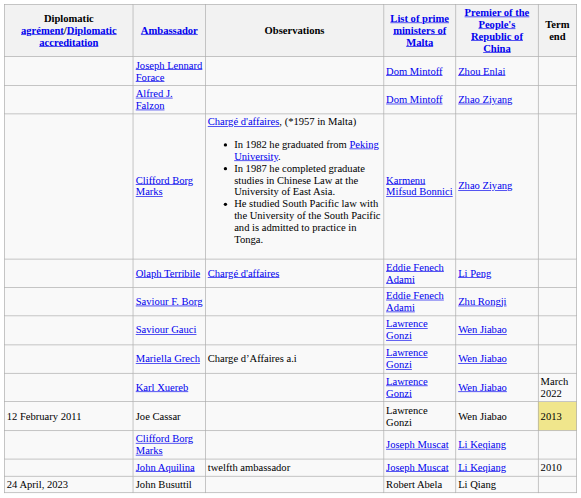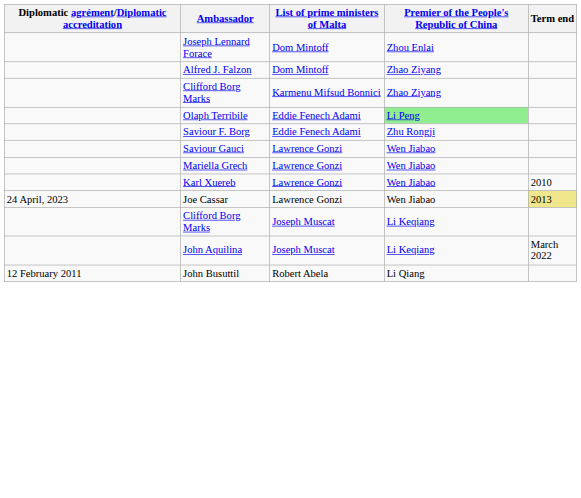- column: (294, 30)
(475, 273) no background -> (403, 115) lightgreen background
(554, 387) March 2022 -> (541, 182) 2010
(44, 416) 12 February 2011 -> (37, 199) 24 April, 2023
(551, 467) 2010 -> (545, 250) March 2022
(37, 484) 24 April, 2023 -> (44, 273) 12 February 2011
